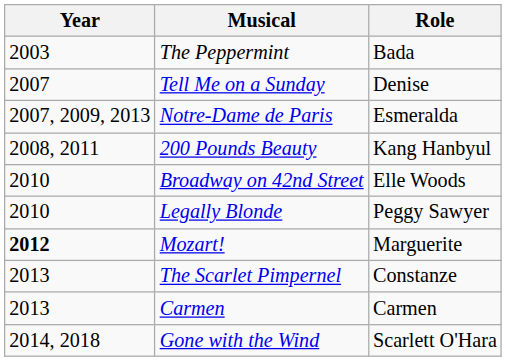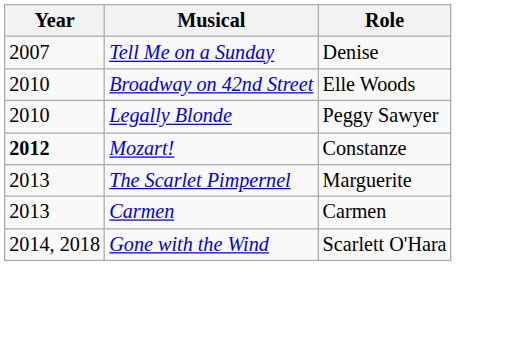- row: (224, 52)
- row: (246, 116)
- row: (238, 148)
(418, 244) Marguerite -> (365, 148) Constanze
(415, 276) Constanze -> (367, 180) Marguerite
